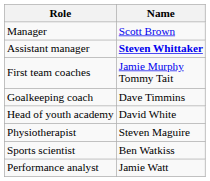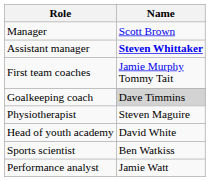(152, 97) no background -> (152, 97) lightgrey background
rows swapped: (60, 114) <-> (41, 132)
